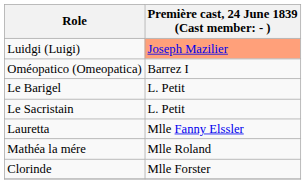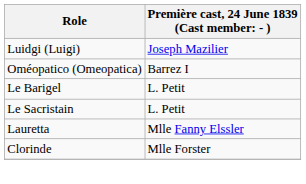(188, 48) lightsalmon background -> (188, 48) no background
- row: (47, 149)
